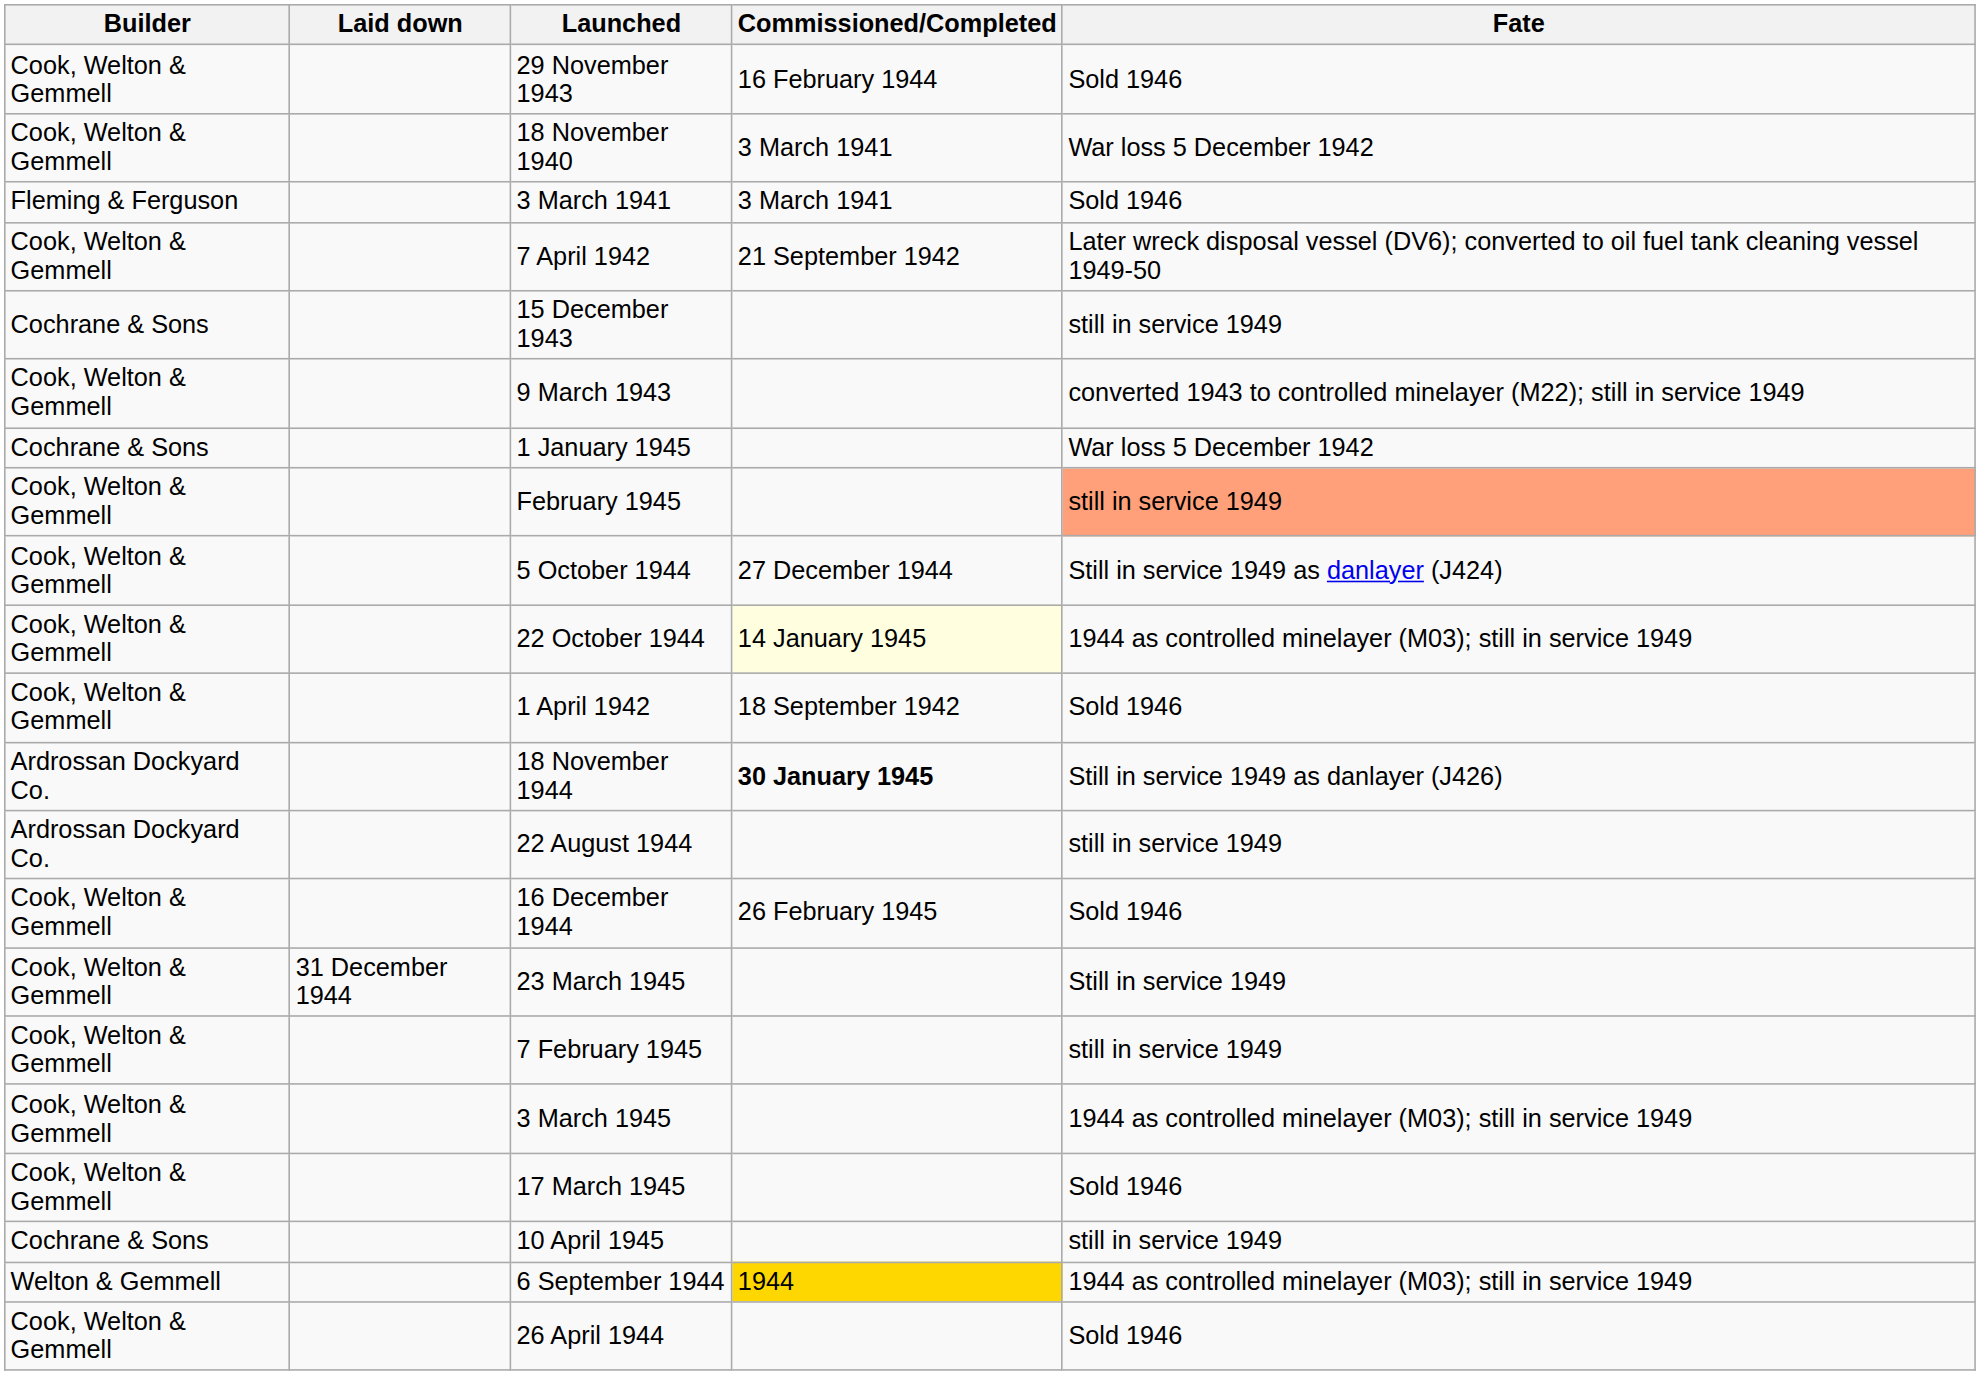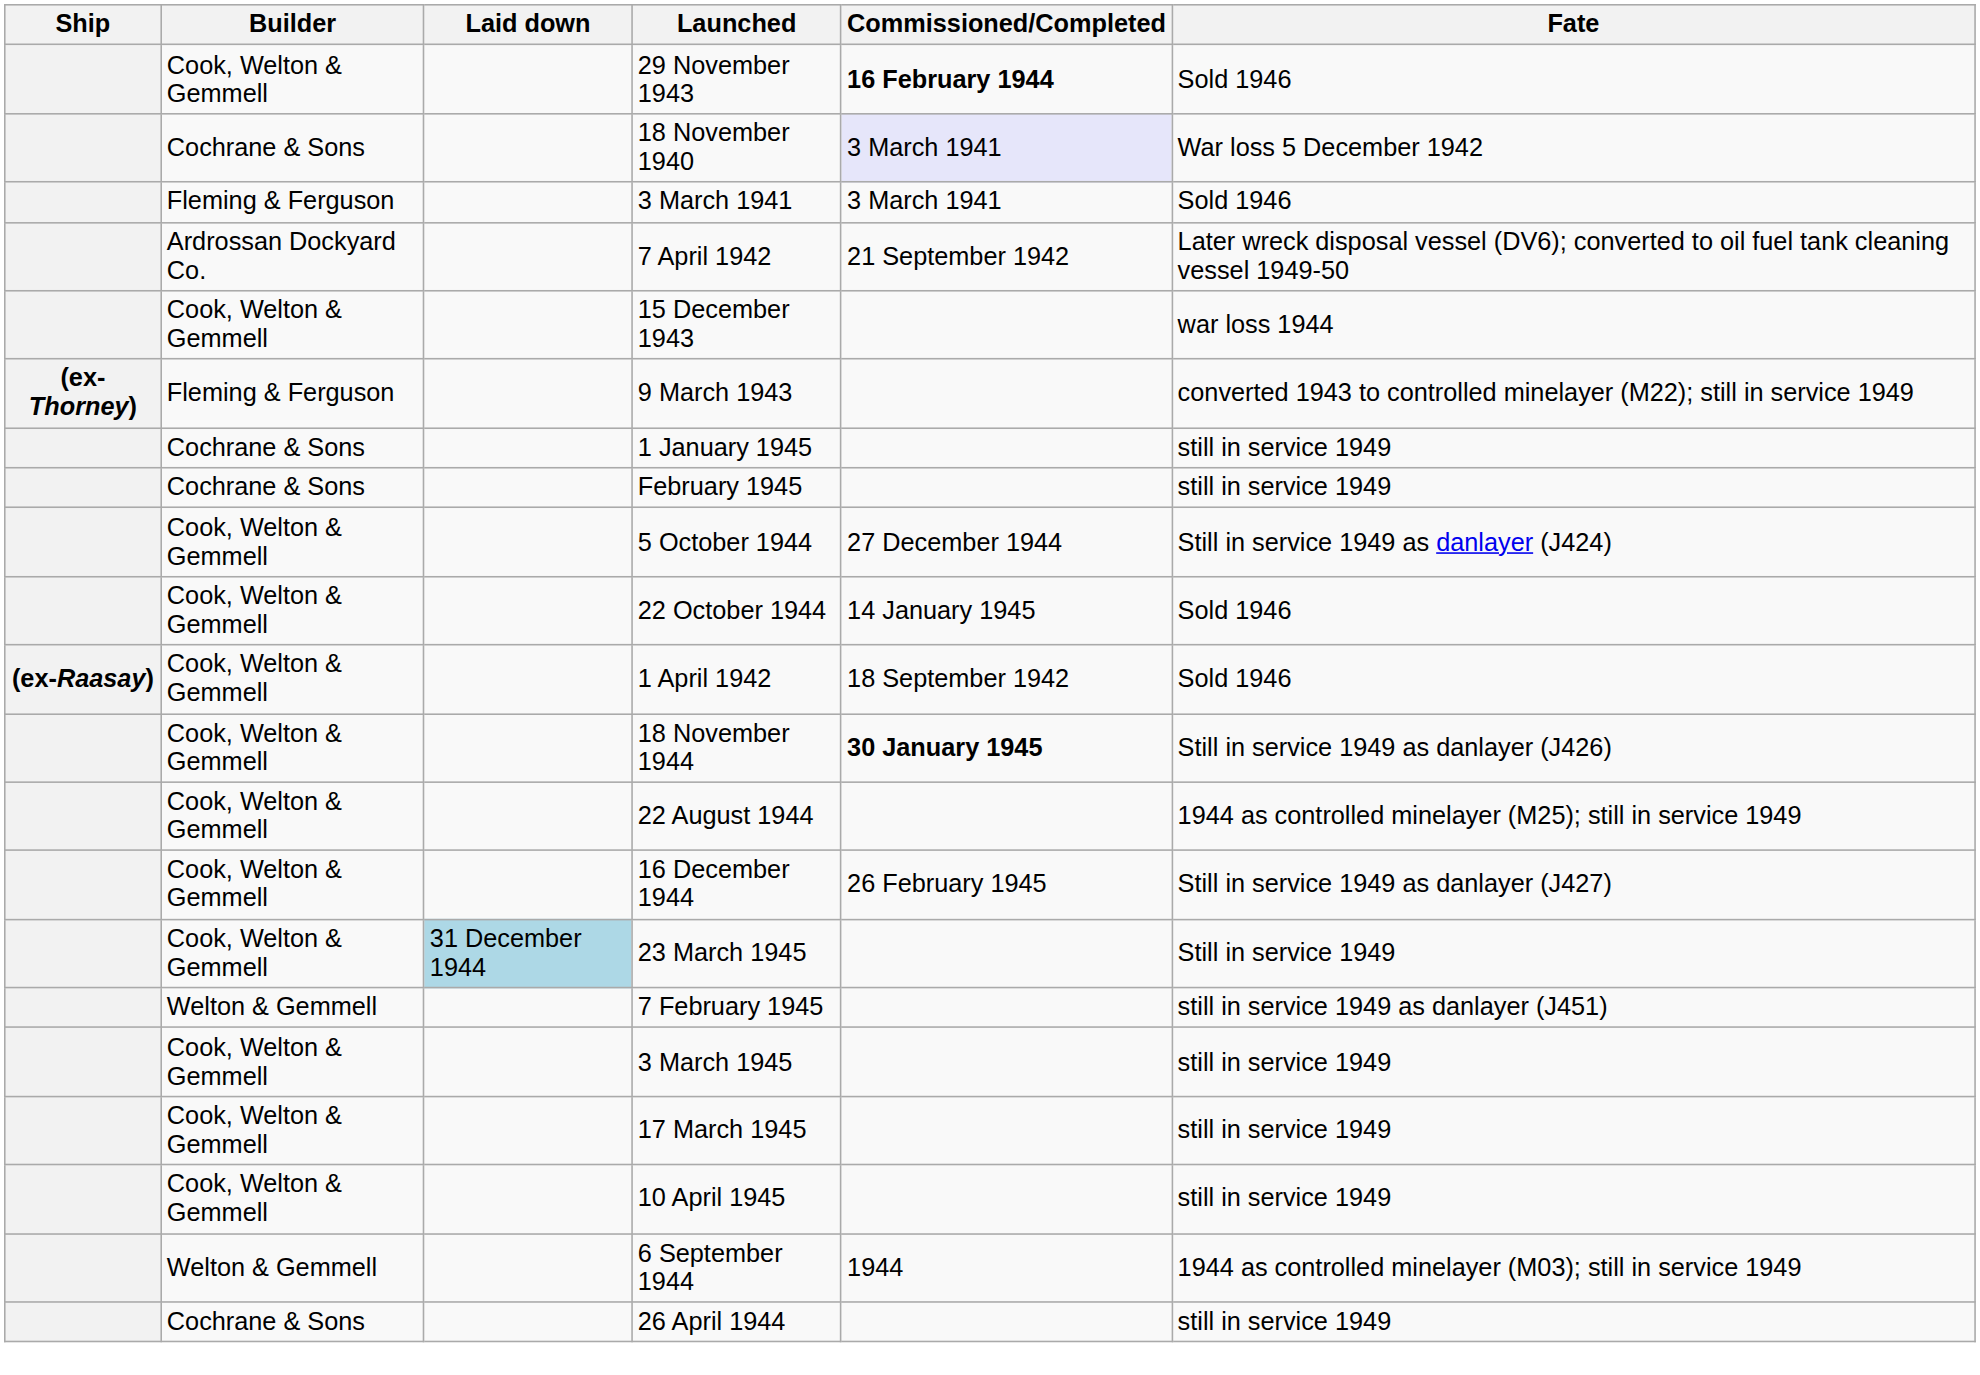+ column: (83, 24)
(838, 78) normal -> (950, 78) bold
(98, 147) Cook, Welton & Gemmell -> (266, 147) Cochrane & Sons
(815, 147) no background -> (924, 147) lavender background
(98, 256) Cook, Welton & Gemmell -> (281, 256) Ardrossan Dockyard Co.
(110, 324) Cochrane & Sons -> (254, 324) Cook, Welton & Gemmell
(1175, 324) still in service 1949 -> (1256, 324) war loss 1944
(98, 393) Cook, Welton & Gemmell -> (281, 393) Fleming & Ferguson
(1221, 447) War loss 5 December 1942 -> (1284, 447) still in service 1949
(98, 501) Cook, Welton & Gemmell -> (266, 487) Cochrane & Sons
(1175, 501) lightsalmon background -> (1284, 487) no background
(832, 638) lightyellow background -> (941, 610) no background
(1380, 638) 1944 as controlled minelayer (M03); still in service 1949 -> (1235, 610) Sold 1946
(125, 775) Ardrossan Dockyard Co. -> (254, 747) Cook, Welton & Gemmell
(125, 844) Ardrossan Dockyard Co. -> (254, 815) Cook, Welton & Gemmell
(1175, 844) still in service 1949 -> (1490, 815) 1944 as controlled minelayer (M25); still in service 1949
(1125, 912) Sold 1946 -> (1395, 884) Still in service 1949 as danlayer (J427)
(372, 981) no background -> (506, 952) lightblue background
(98, 1049) Cook, Welton & Gemmell -> (272, 1007) Welton & Gemmell
(1175, 1049) still in service 1949 -> (1393, 1007) still in service 1949 as danlayer (J451)
(1380, 1118) 1944 as controlled minelayer (M03); still in service 1949 -> (1284, 1061) still in service 1949
(1125, 1187) Sold 1946 -> (1284, 1130) still in service 1949
(110, 1241) Cochrane & Sons -> (254, 1198) Cook, Welton & Gemmell
(766, 1281) gold background -> (875, 1267) no background
(98, 1335) Cook, Welton & Gemmell -> (266, 1321) Cochrane & Sons
(1125, 1335) Sold 1946 -> (1284, 1321) still in service 1949
